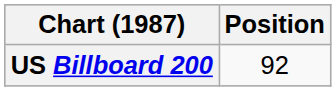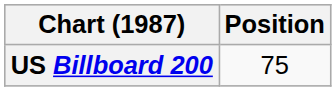(275, 65) 92 -> (275, 65) 75
